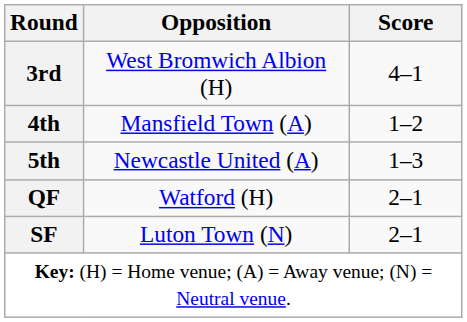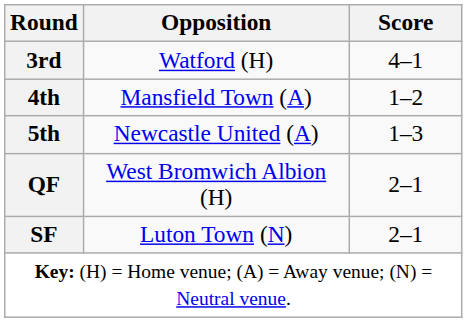(216, 73) West Bromwich Albion (H) -> (216, 60) Watford (H)
(216, 197) Watford (H) -> (216, 184) West Bromwich Albion (H)
